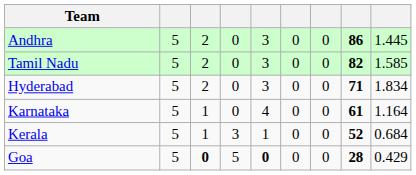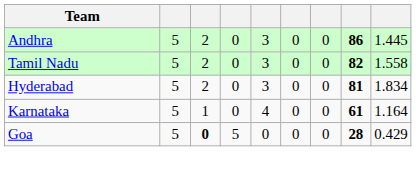(391, 63) 1.585 -> (391, 63) 1.558
(356, 87) 71 -> (356, 87) 81
- row: (28, 134)
(266, 157) bold -> (266, 134) normal
